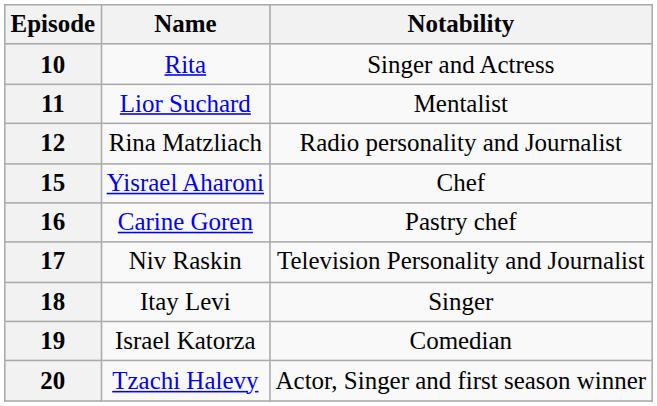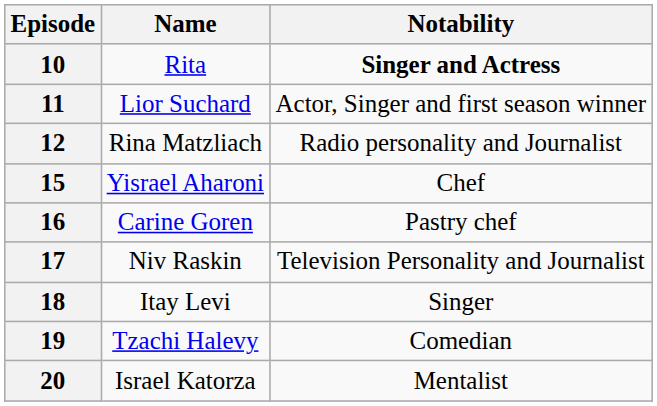(461, 63) normal -> (461, 63) bold
(461, 103) Mentalist -> (461, 103) Actor, Singer and first season winner
(185, 340) Israel Katorza -> (185, 340) Tzachi Halevy
(185, 380) Tzachi Halevy -> (185, 380) Israel Katorza
(461, 380) Actor, Singer and first season winner -> (461, 380) Mentalist
